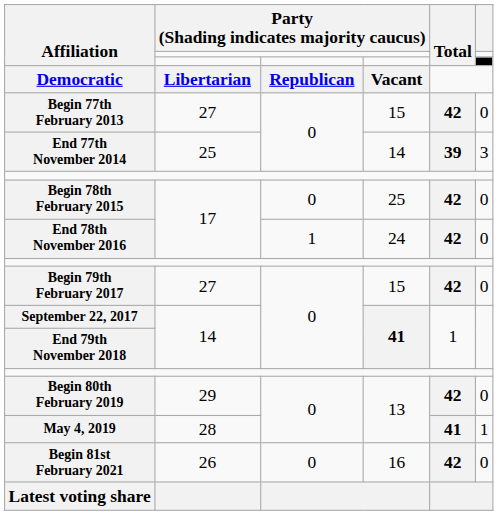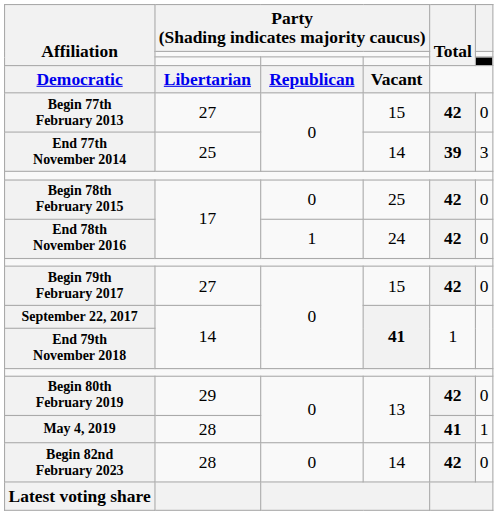- row: (80, 462)
+ row: (80, 462)
